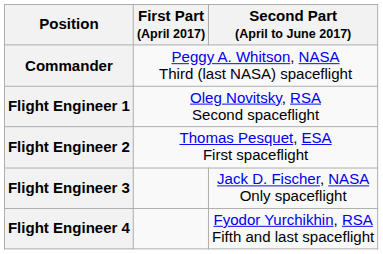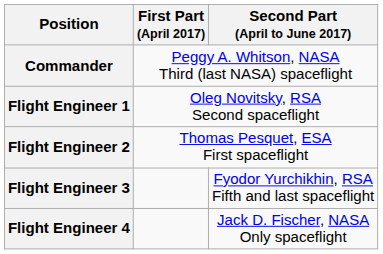(293, 187) Jack D. Fischer, NASA Only spaceflight -> (293, 187) Fyodor Yurchikhin, RSA Fifth and last spaceflight
(293, 228) Fyodor Yurchikhin, RSA Fifth and last spaceflight -> (293, 228) Jack D. Fischer, NASA Only spaceflight
